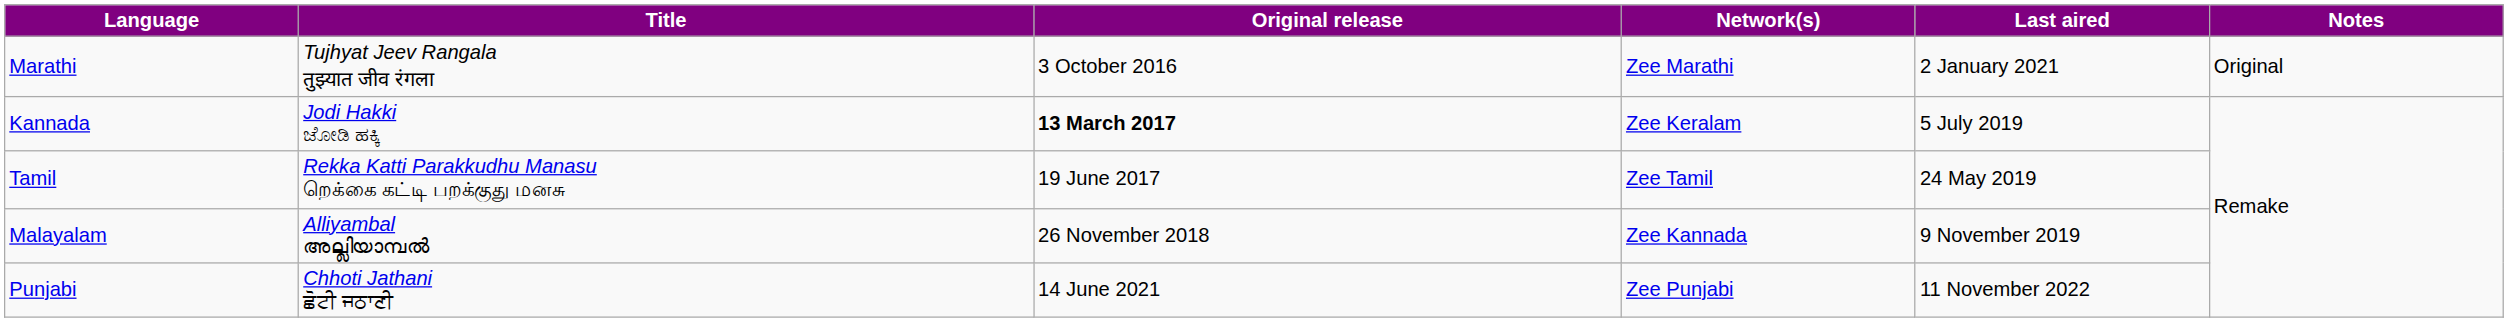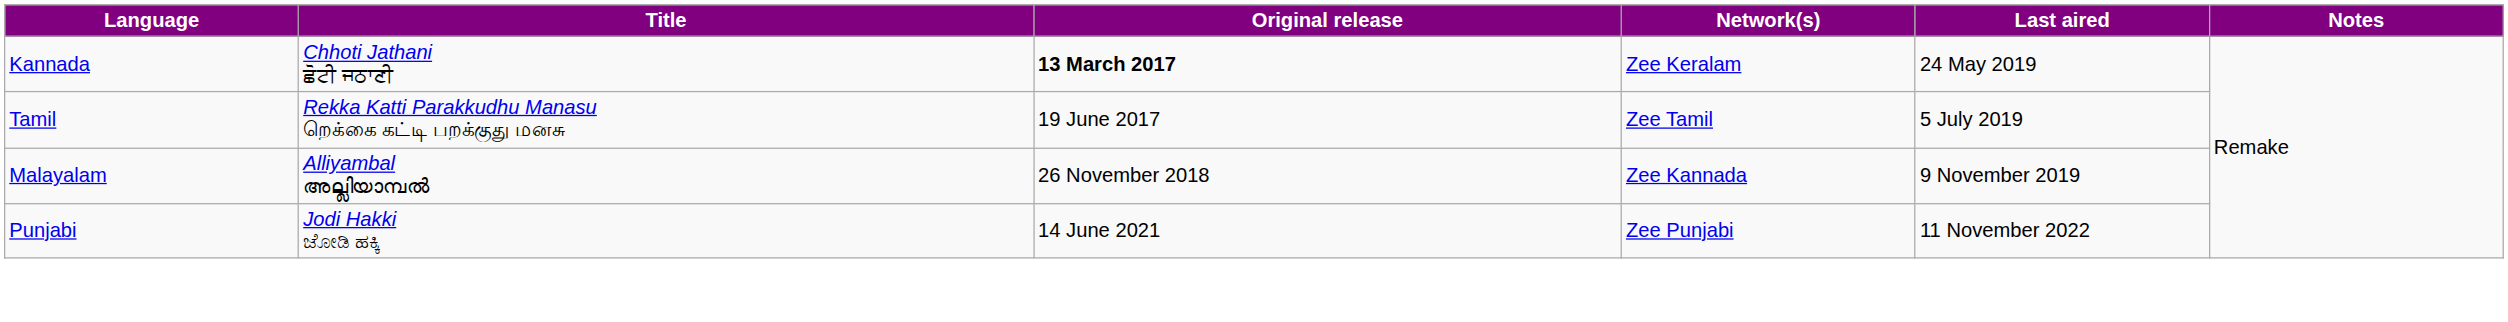- row: (43, 66)
(350, 123) Jodi Hakki ಜೋಡಿ ಹಕ್ಕಿ -> (368, 63) Chhoti Jathani ਛੋਟੀ ਜਠਾਣੀ
(1971, 123) 5 July 2019 -> (1978, 63) 24 May 2019
(1978, 179) 24 May 2019 -> (1971, 119) 5 July 2019
(368, 289) Chhoti Jathani ਛੋਟੀ ਜਠਾਣੀ -> (350, 230) Jodi Hakki ಜೋಡಿ ಹಕ್ಕಿ
